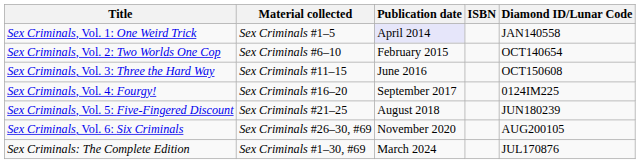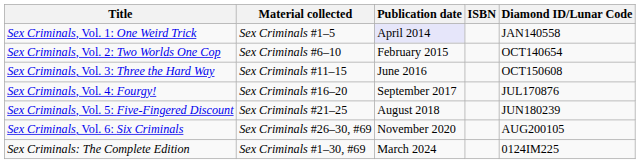(530, 91) 0124IM225 -> (530, 91) JUL170876
(530, 149) JUL170876 -> (530, 149) 0124IM225
